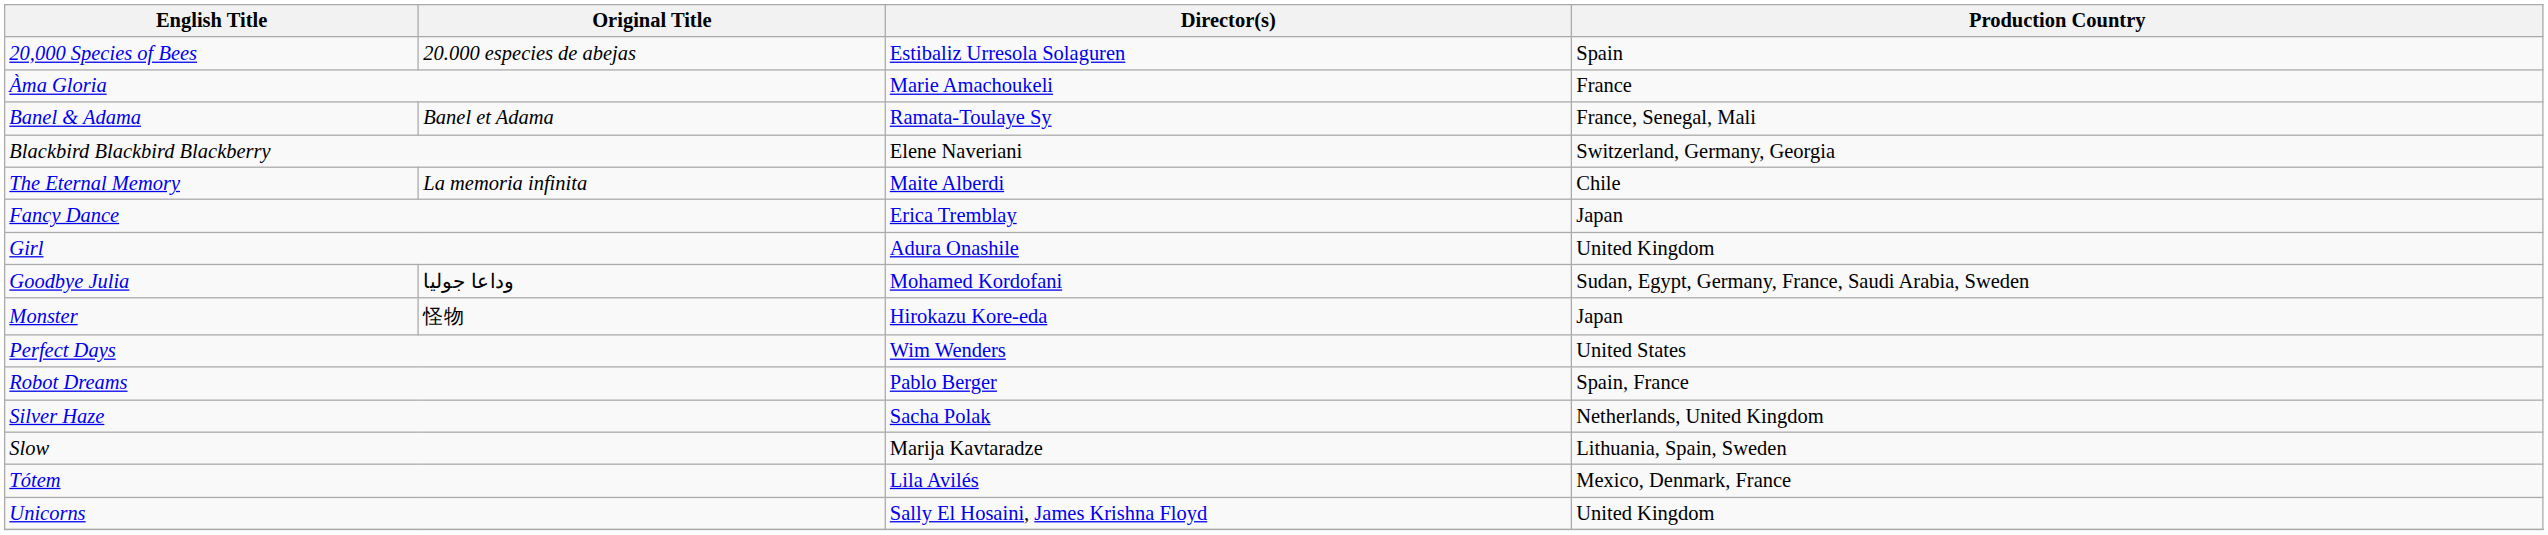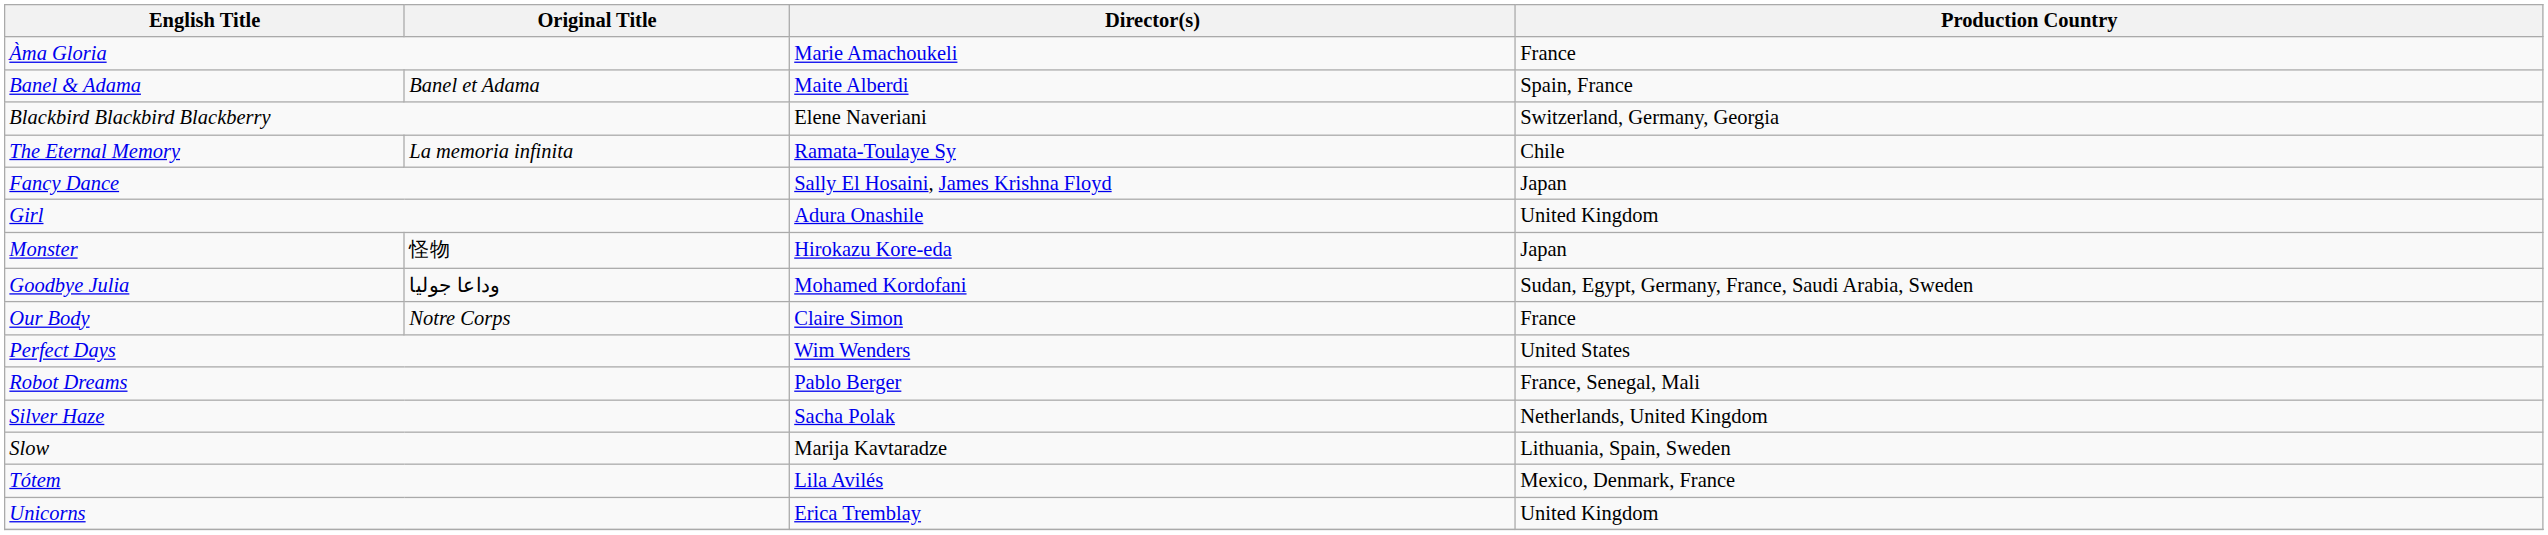- row: (103, 53)
(971, 118) Ramata-Toulaye Sy -> (851, 85) Maite Alberdi
(1666, 118) France, Senegal, Mali -> (1577, 85) Spain, France
(947, 183) Maite Alberdi -> (875, 150) Ramata-Toulaye Sy
(953, 215) Erica Tremblay -> (953, 183) Sally El Hosaini, James Krishna Floyd
rows swapped: (69, 281) <-> (43, 316)
+ row: (49, 318)
(1633, 383) Spain, France -> (1610, 383) France, Senegal, Mali
(1049, 513) Sally El Hosaini, James Krishna Floyd -> (858, 513) Erica Tremblay
